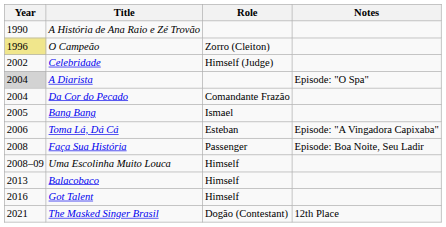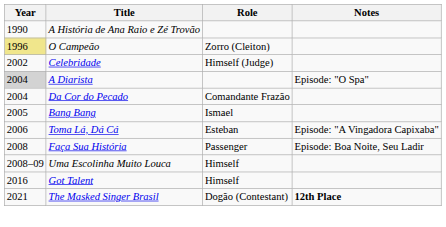- row: (74, 180)
(317, 213) normal -> (318, 197) bold
